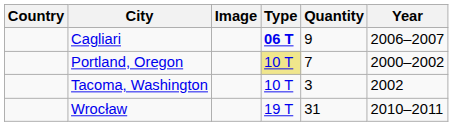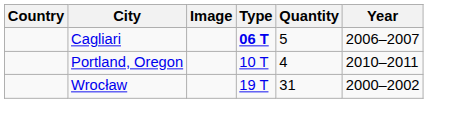(308, 39) 9 -> (283, 39) 5
(279, 62) khaki background -> (254, 62) no background
(308, 62) 7 -> (283, 62) 4
(407, 62) 2000–2002 -> (382, 62) 2010–2011
- row: (140, 86)
(407, 109) 2010–2011 -> (383, 86) 2000–2002
